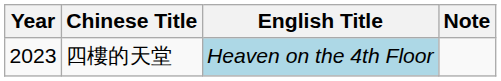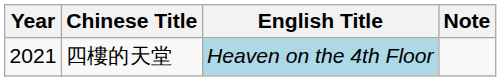(33, 56) 2023 -> (33, 56) 2021
